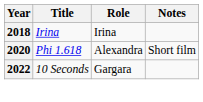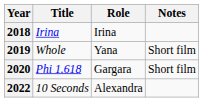+ row: (19, 50)
(118, 50) Alexandra -> (113, 69) Gargara
(113, 69) Gargara -> (118, 87) Alexandra
